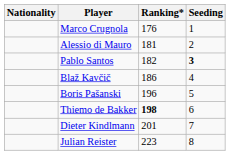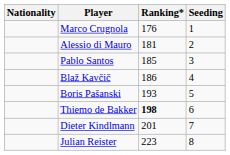(149, 61) 182 -> (149, 61) 185
(191, 61) bold -> (191, 61) normal
(149, 93) 196 -> (149, 93) 193
